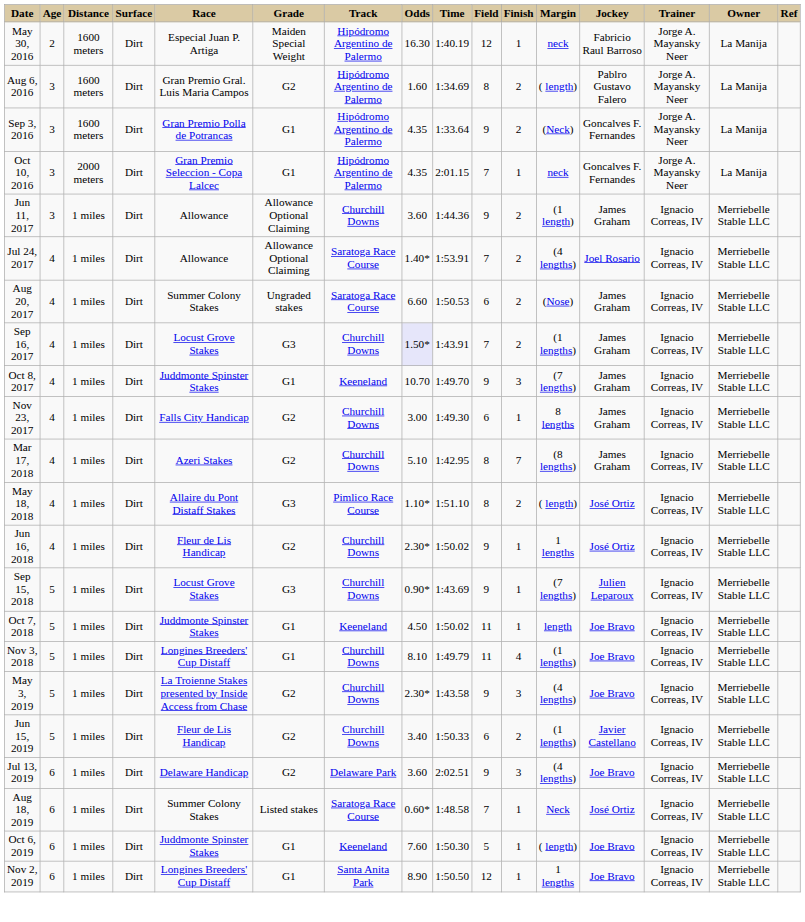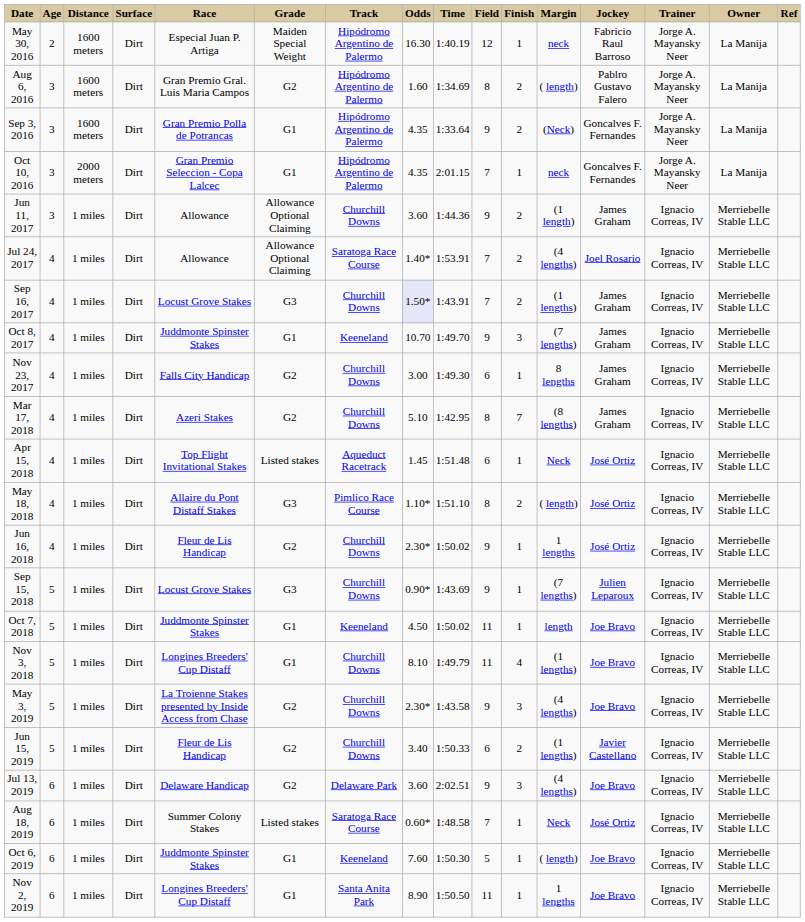- row: (22, 301)
+ row: (22, 460)
(486, 876) 12 -> (487, 895) 11
